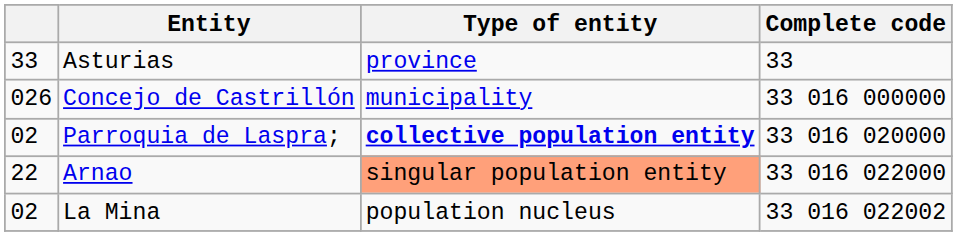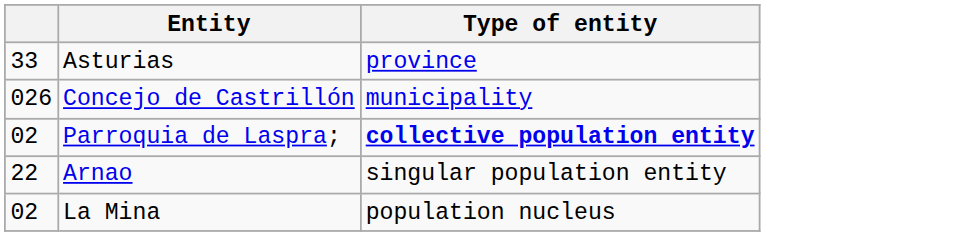- column: (856, 24)
(546, 175) lightsalmon background -> (546, 175) no background
